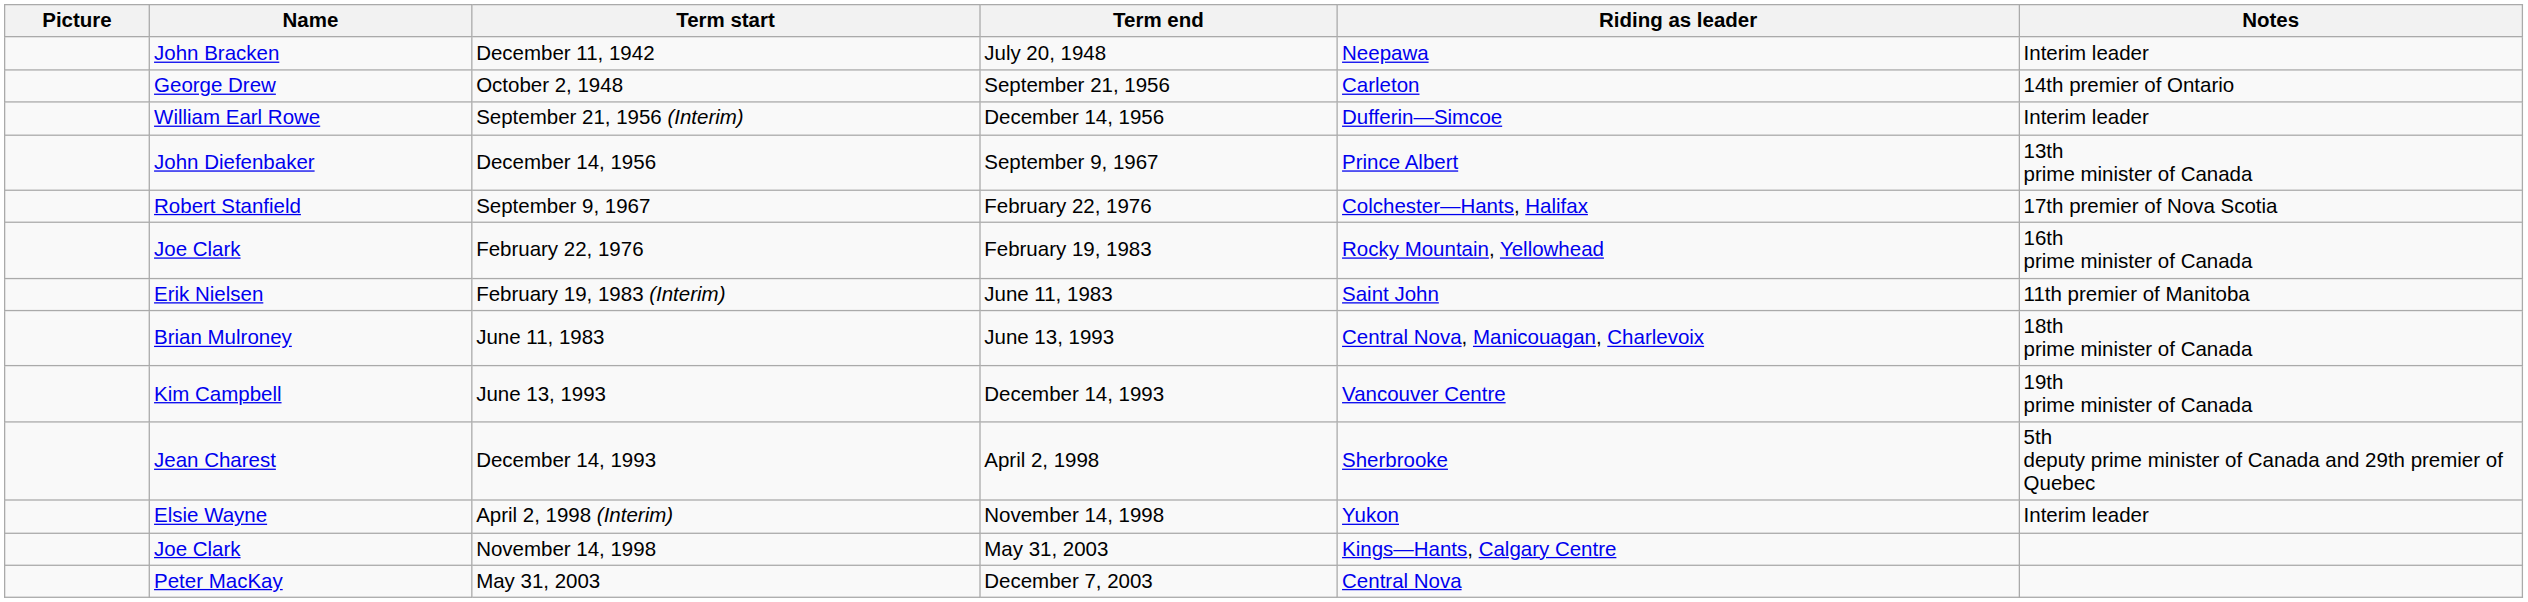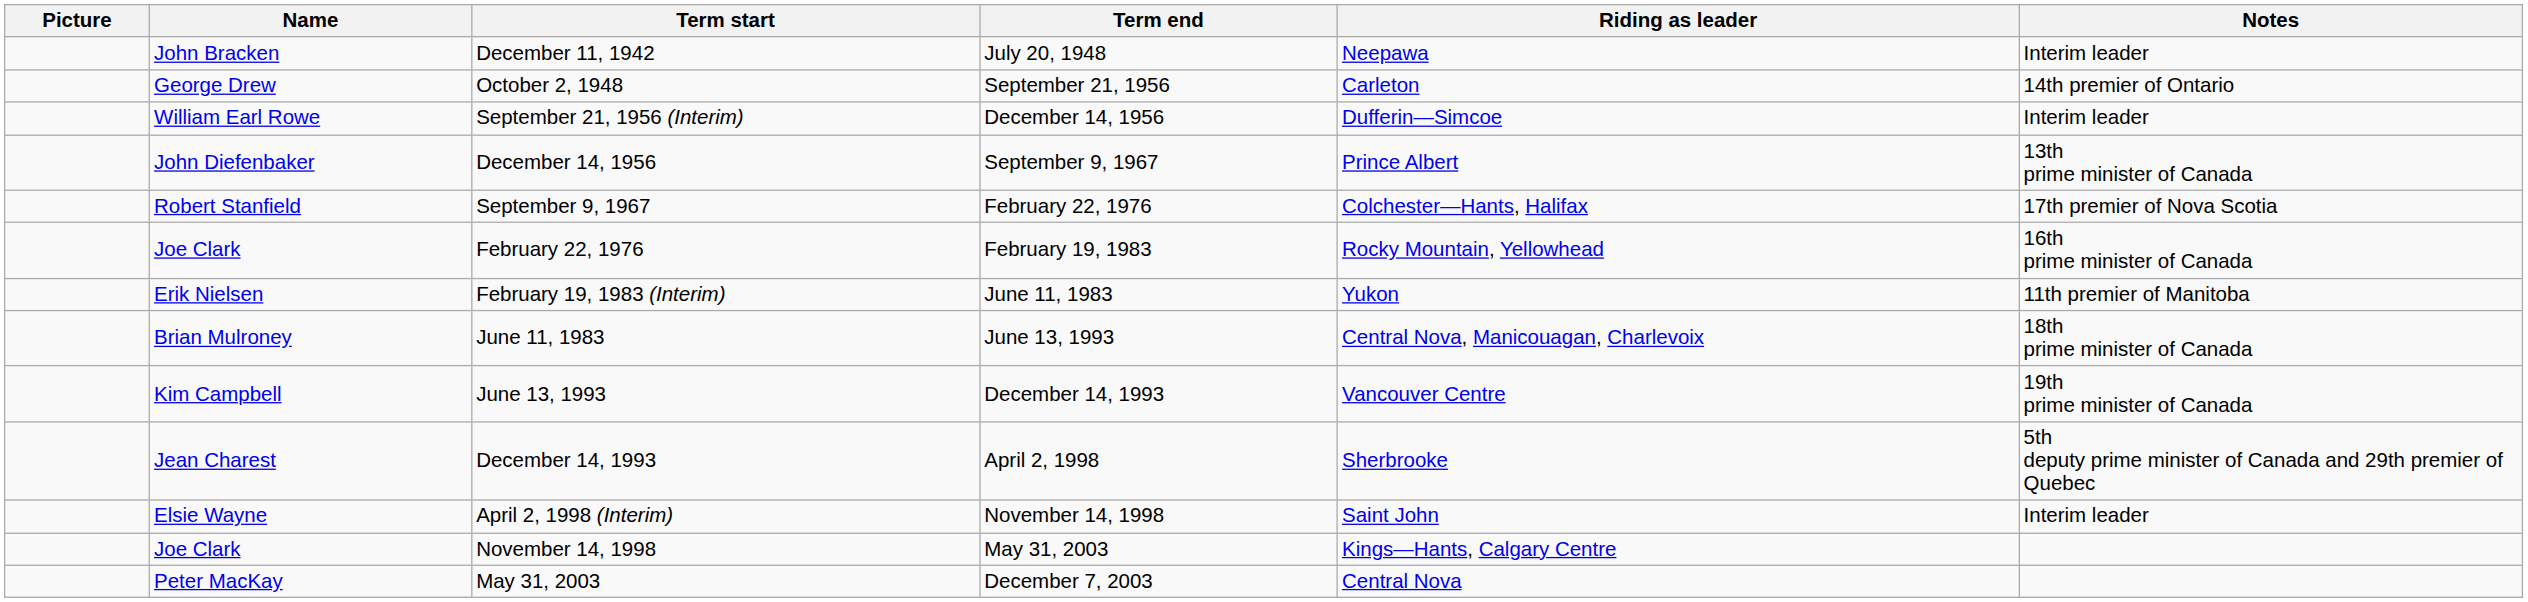(1390, 294) Saint John -> (1371, 294) Yukon
(1371, 516) Yukon -> (1390, 516) Saint John
